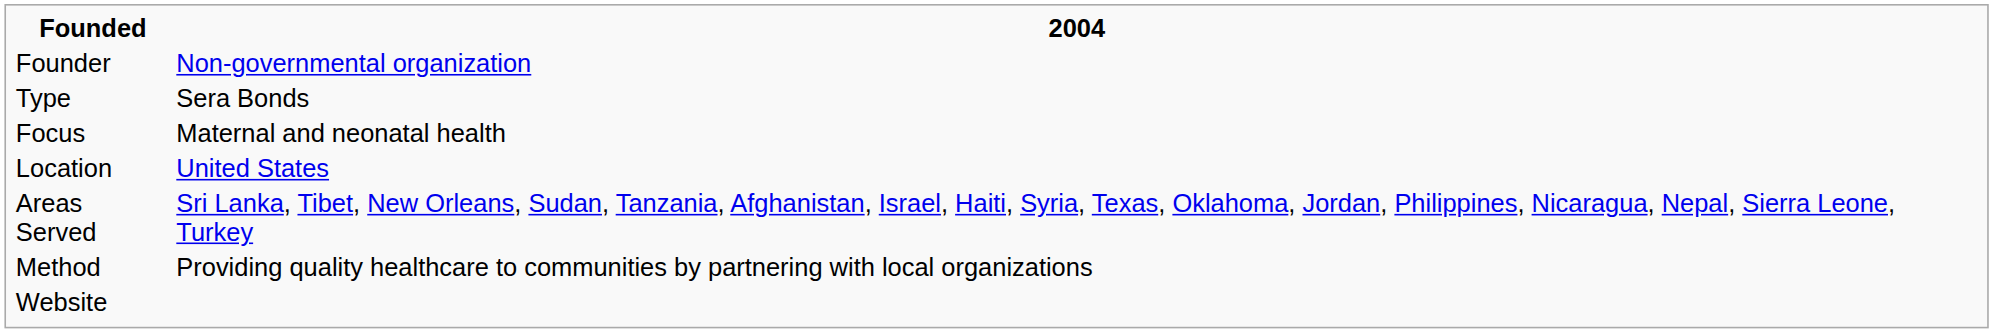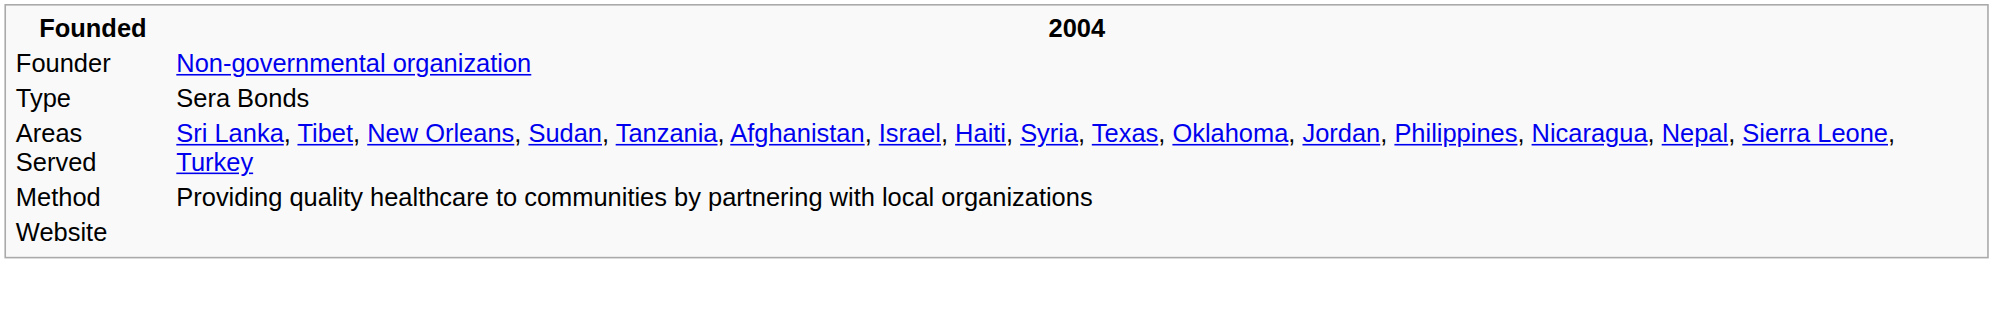- row: (51, 134)
- row: (64, 169)
